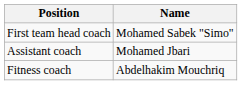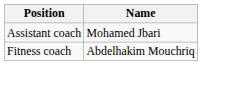- row: (59, 32)
